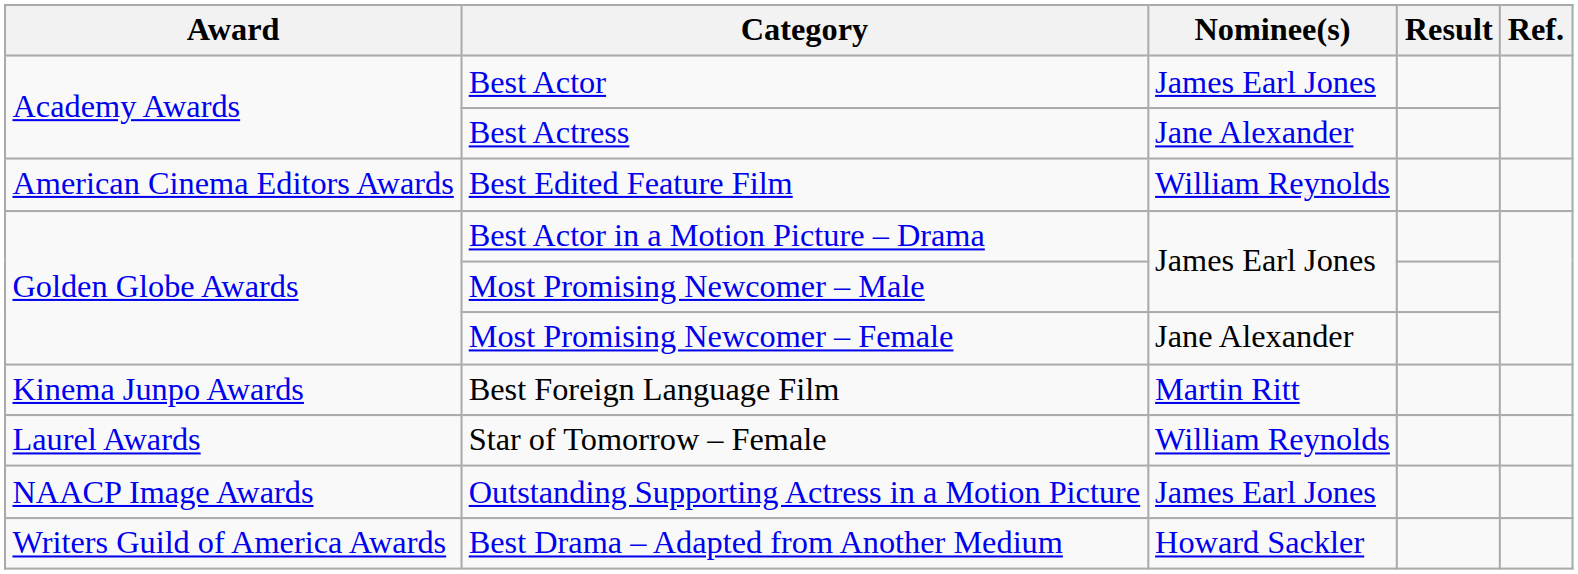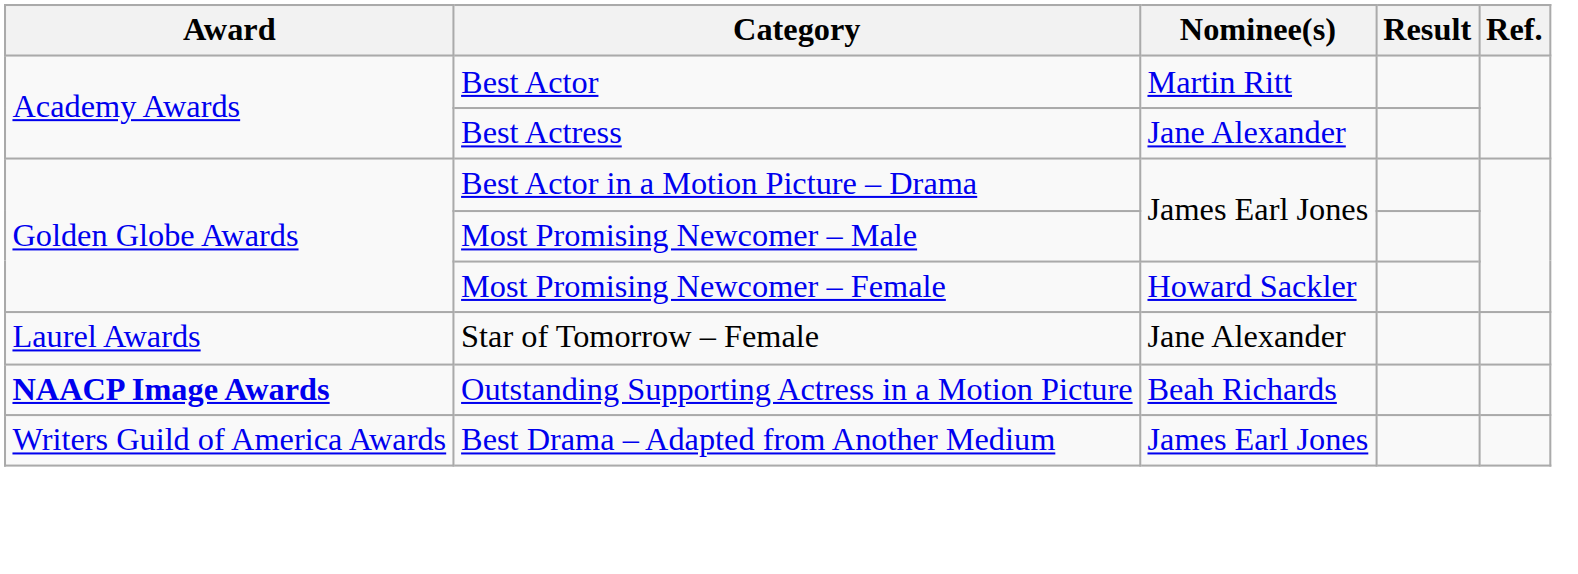(1265, 81) James Earl Jones -> (1220, 81) Martin Ritt
- row: (631, 183)
(1254, 337) Jane Alexander -> (1252, 286) Howard Sackler
- row: (654, 388)
(1272, 440) William Reynolds -> (1247, 337) Jane Alexander
(163, 491) normal -> (171, 388) bold
(1265, 491) James Earl Jones -> (1242, 388) Beah Richards
(1260, 542) Howard Sackler -> (1258, 440) James Earl Jones
